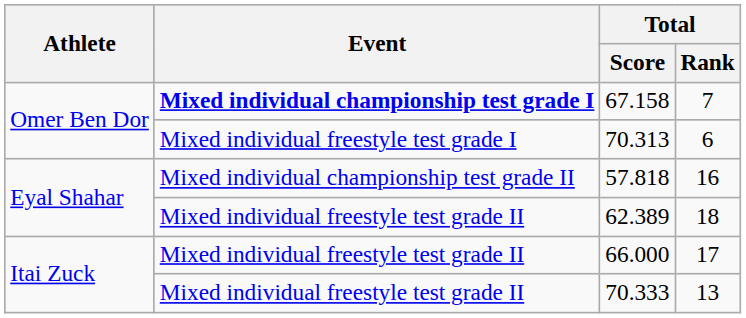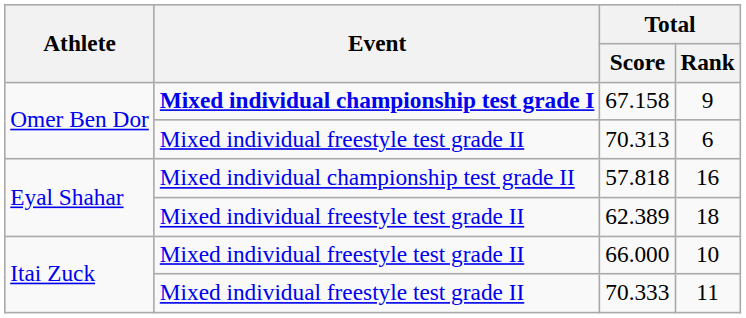(708, 101) 7 -> (708, 101) 9
(338, 139) Mixed individual freestyle test grade I -> (342, 139) Mixed individual freestyle test grade II
(708, 254) 17 -> (708, 254) 10
(708, 293) 13 -> (708, 293) 11
